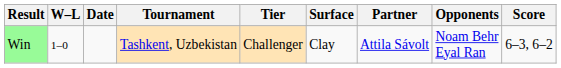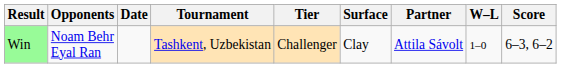columns swapped: (66, 15) <-> (467, 15)
